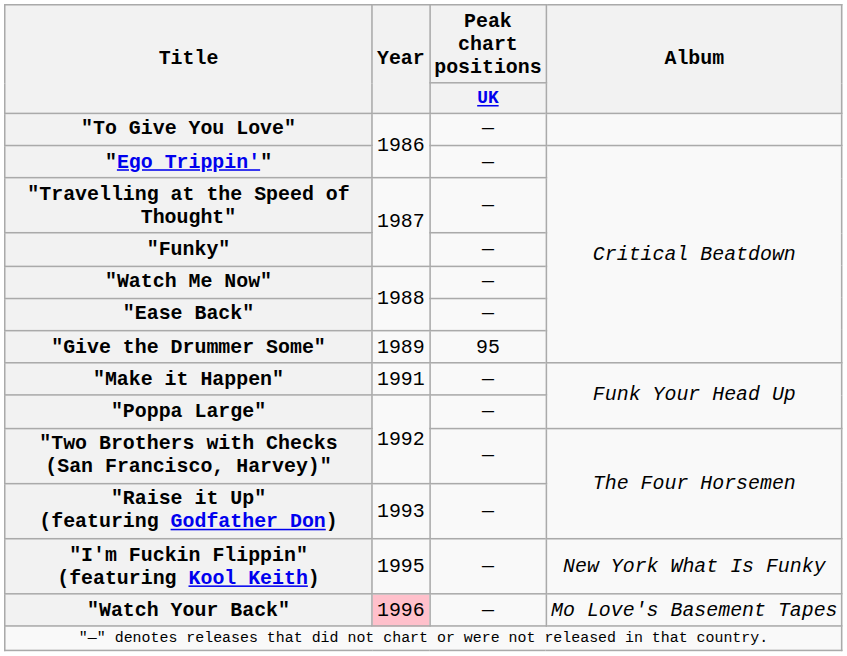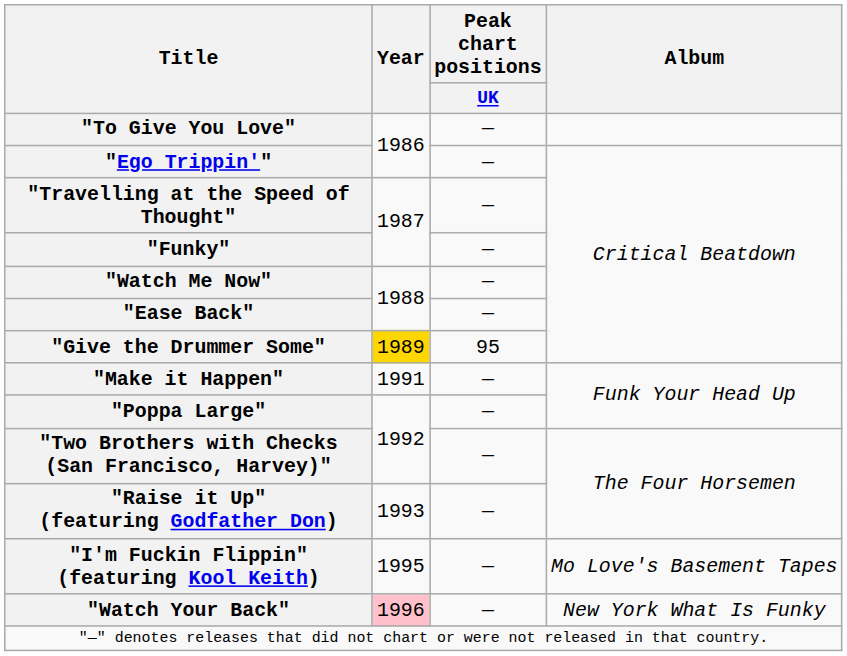(401, 347) no background -> (401, 347) gold background
(694, 566) New York What Is Funky -> (694, 566) Mo Love's Basement Tapes
(694, 610) Mo Love's Basement Tapes -> (694, 610) New York What Is Funky
